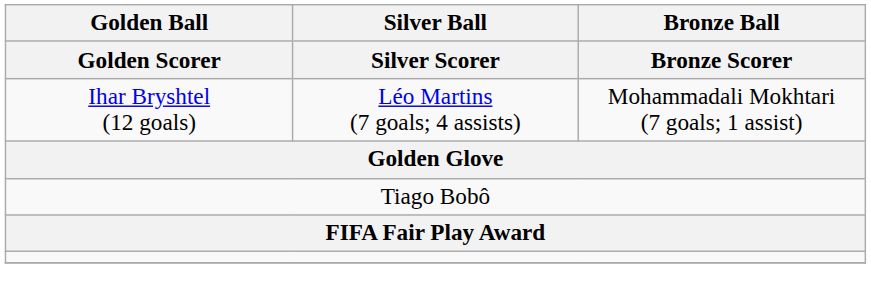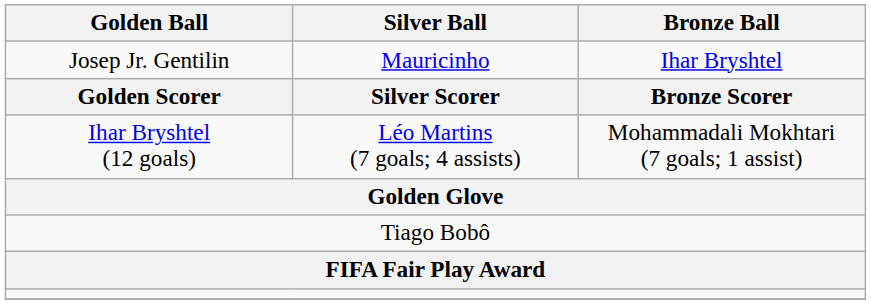+ row: (149, 59)
